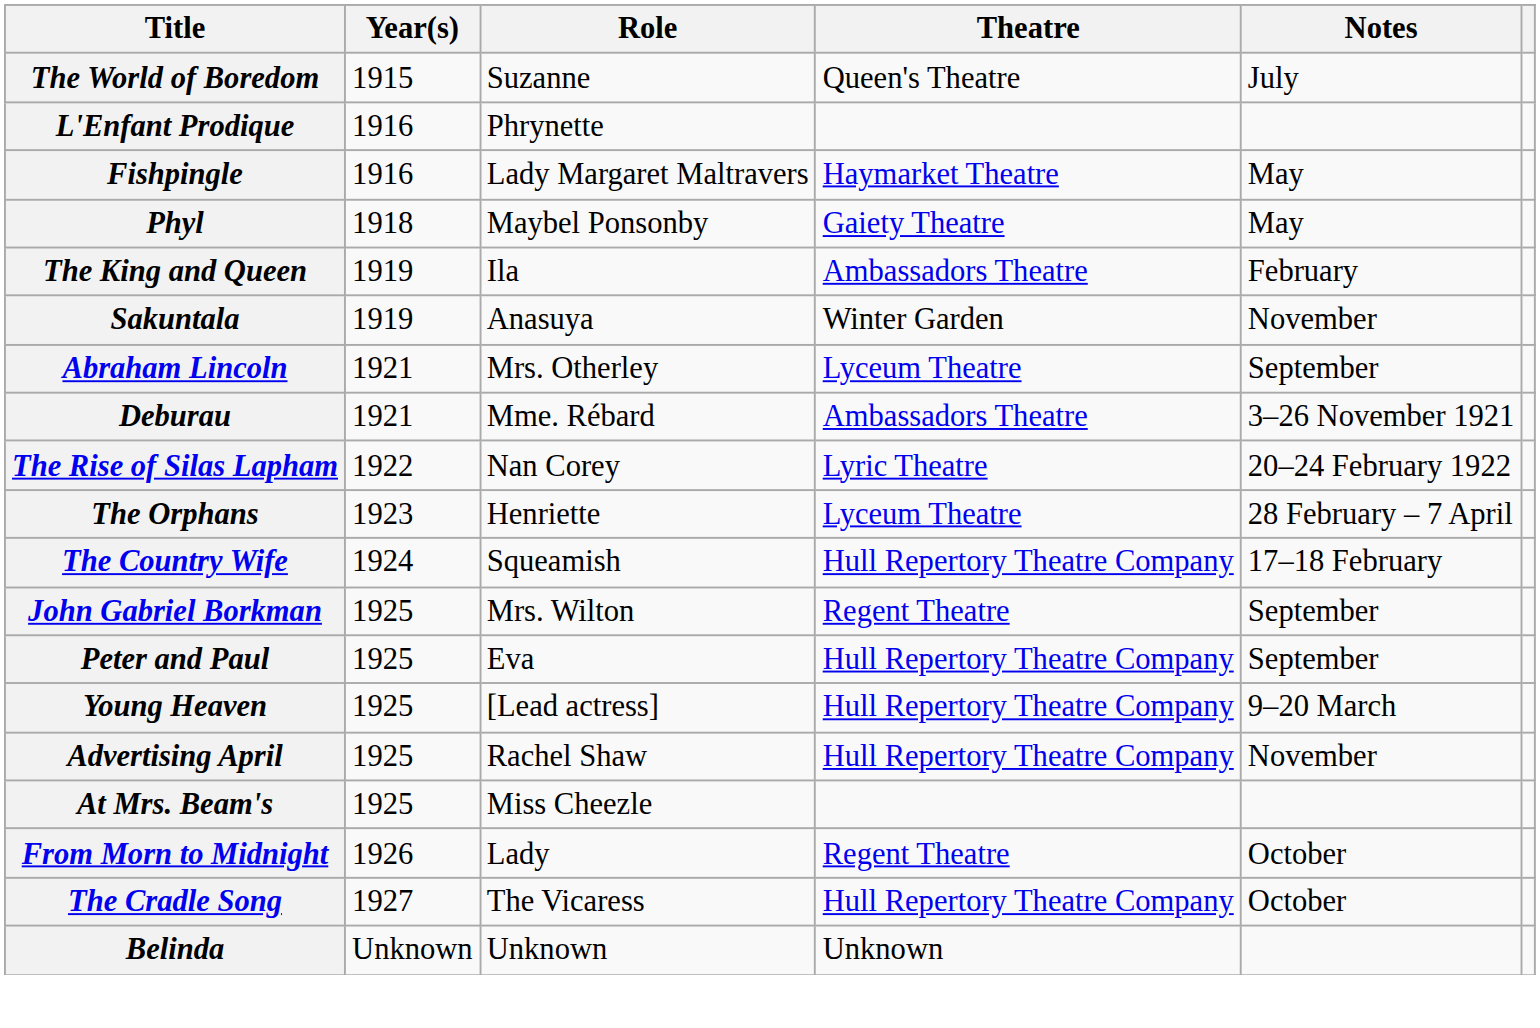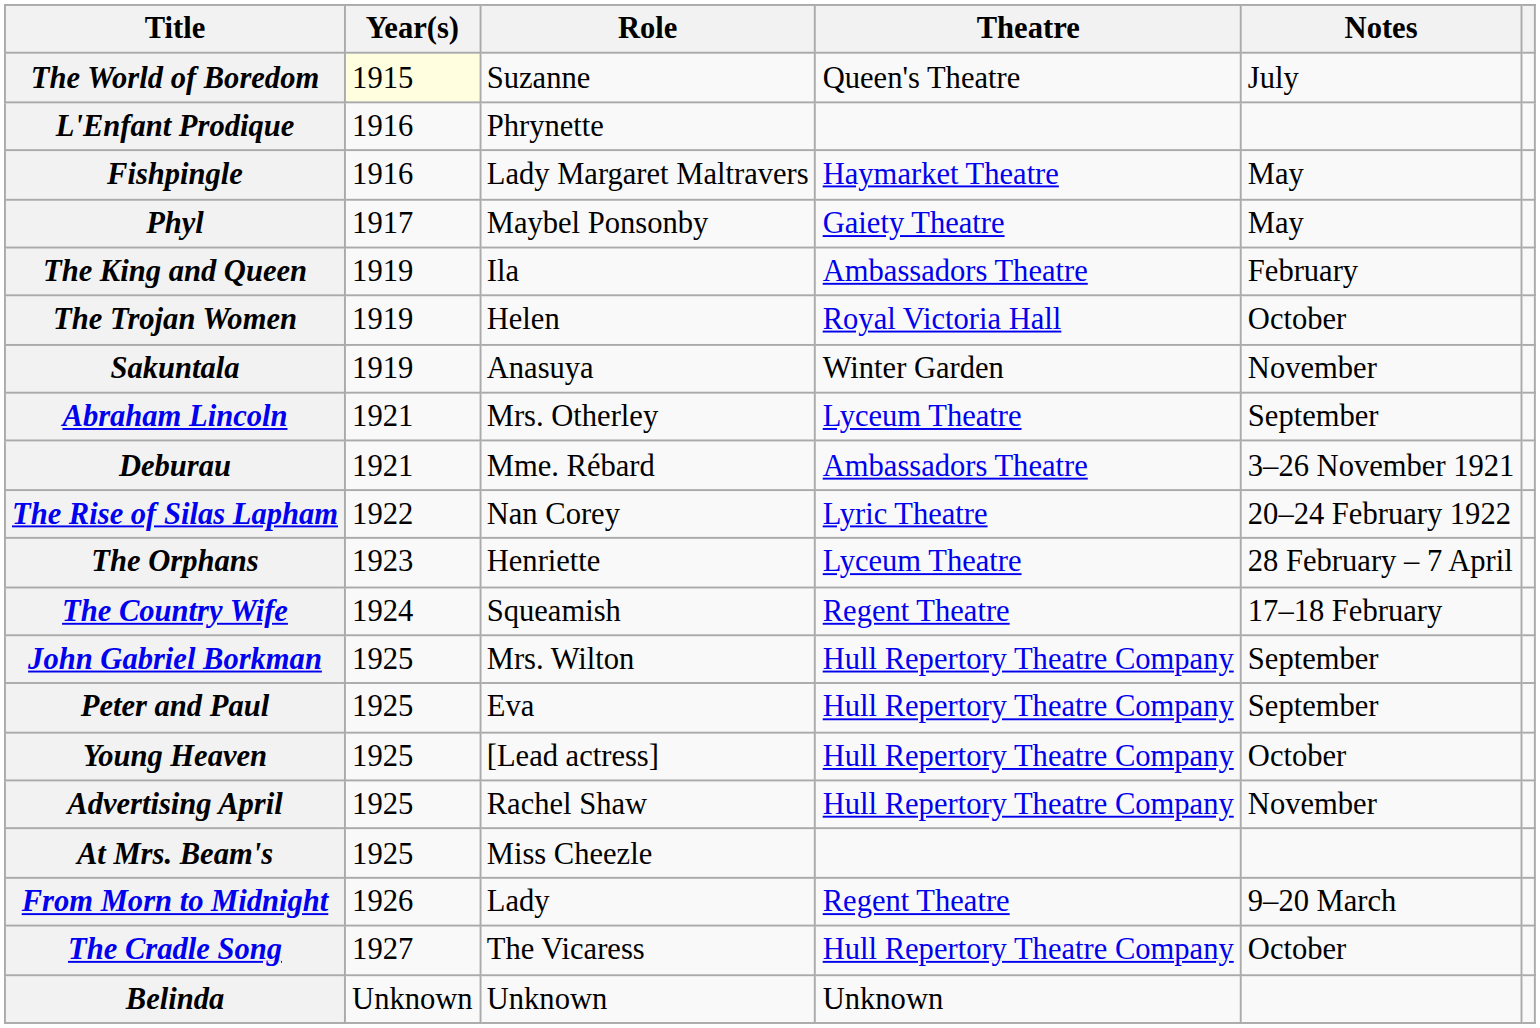(383, 77) no background -> (383, 77) lightyellow background
(383, 222) 1918 -> (383, 222) 1917
+ row: (175, 319)
(1028, 561) Hull Repertory Theatre Company -> (916, 610) Regent Theatre
(916, 610) Regent Theatre -> (1028, 658) Hull Repertory Theatre Company
(1322, 707) 9–20 March -> (1297, 755) October
(1297, 852) October -> (1322, 901) 9–20 March
